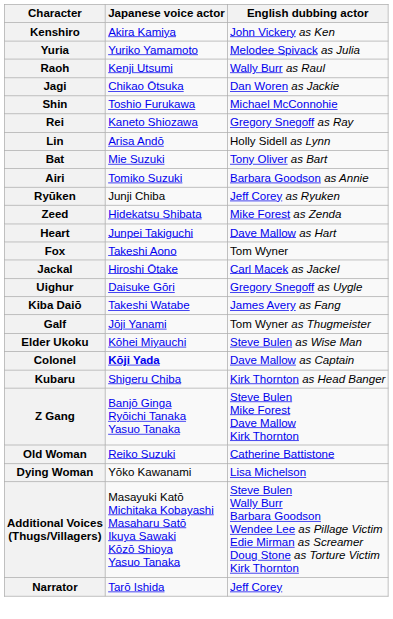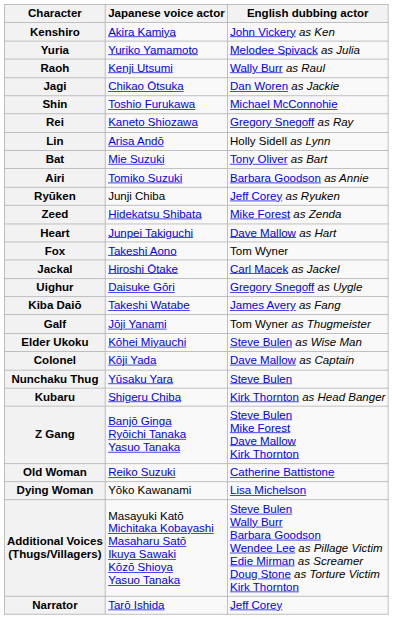(134, 360) bold -> (132, 360) normal
+ row: (55, 379)
